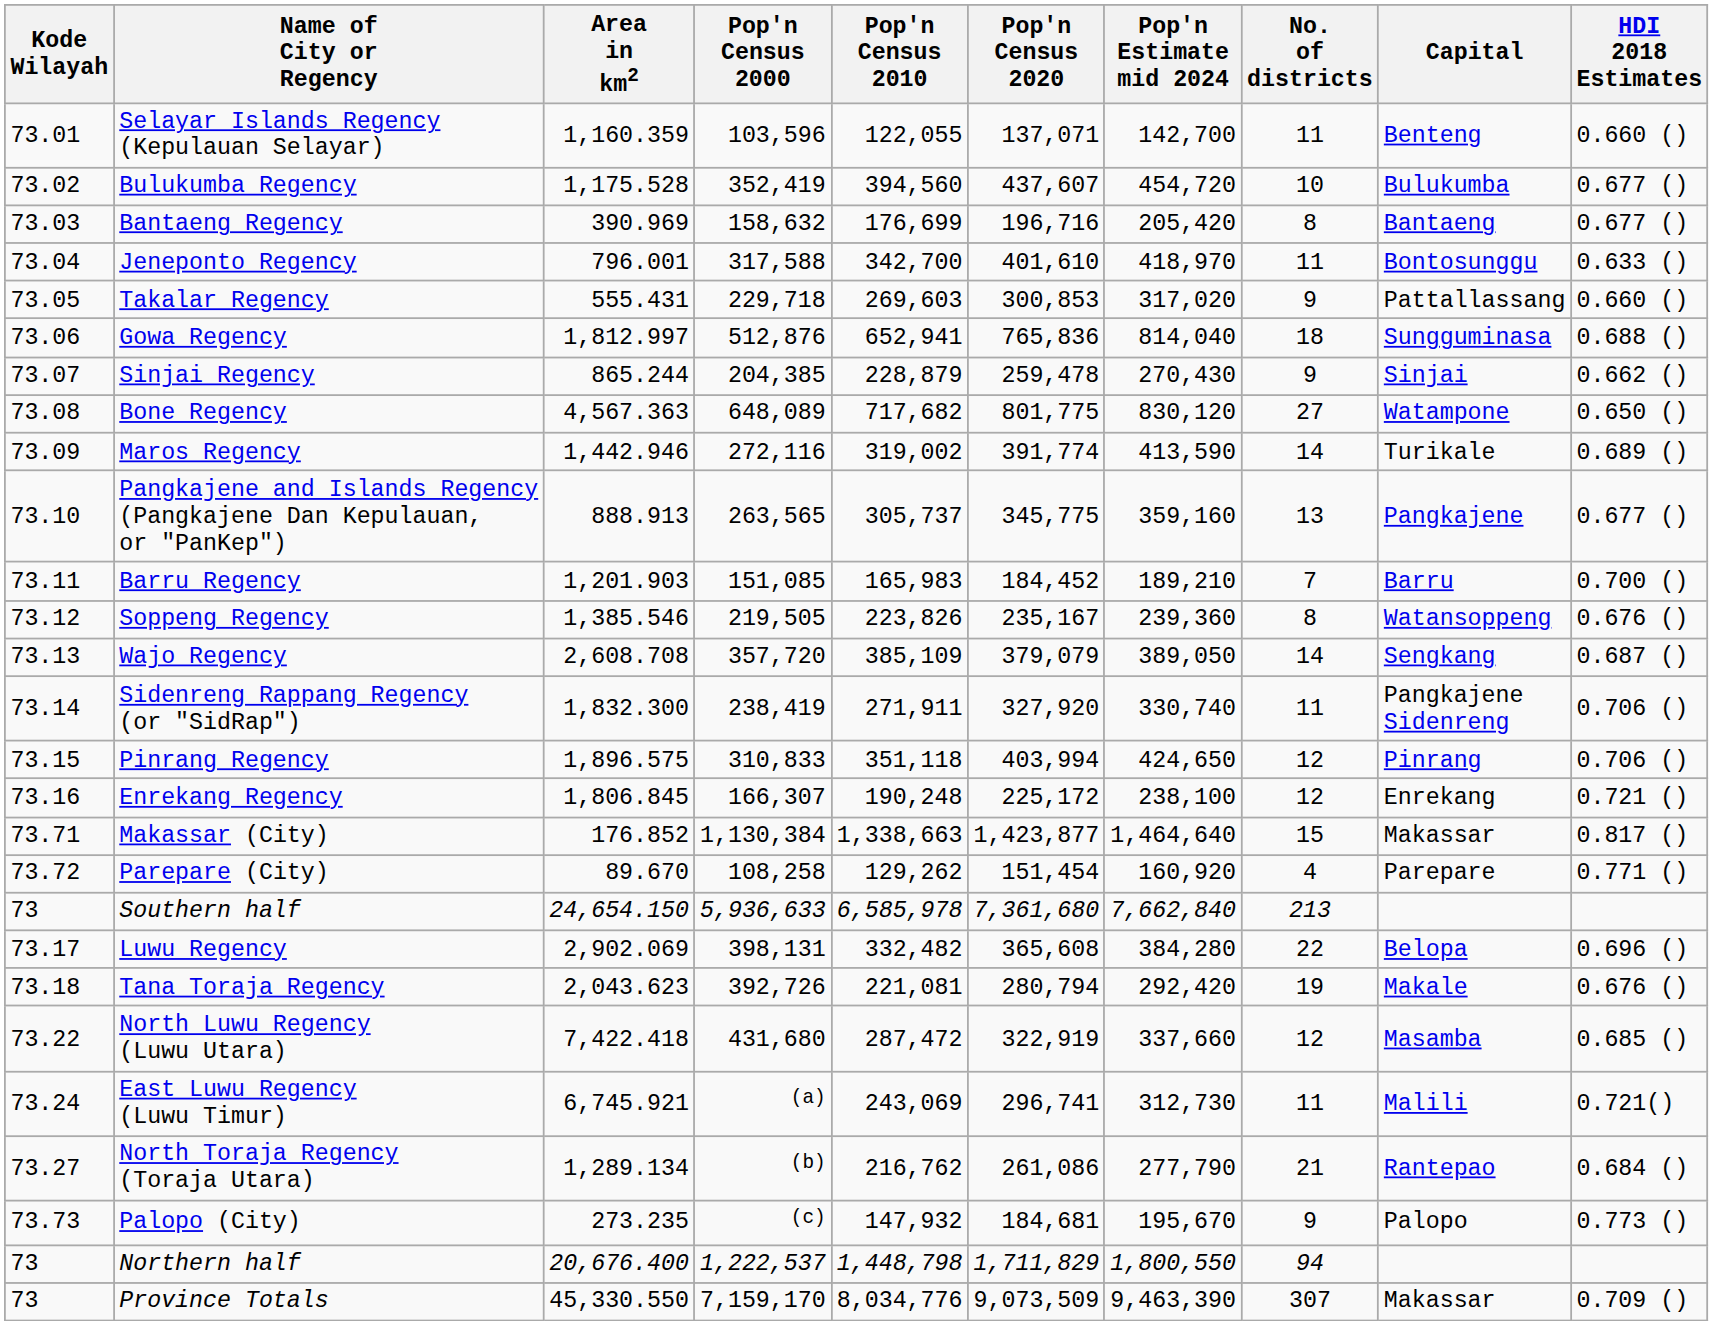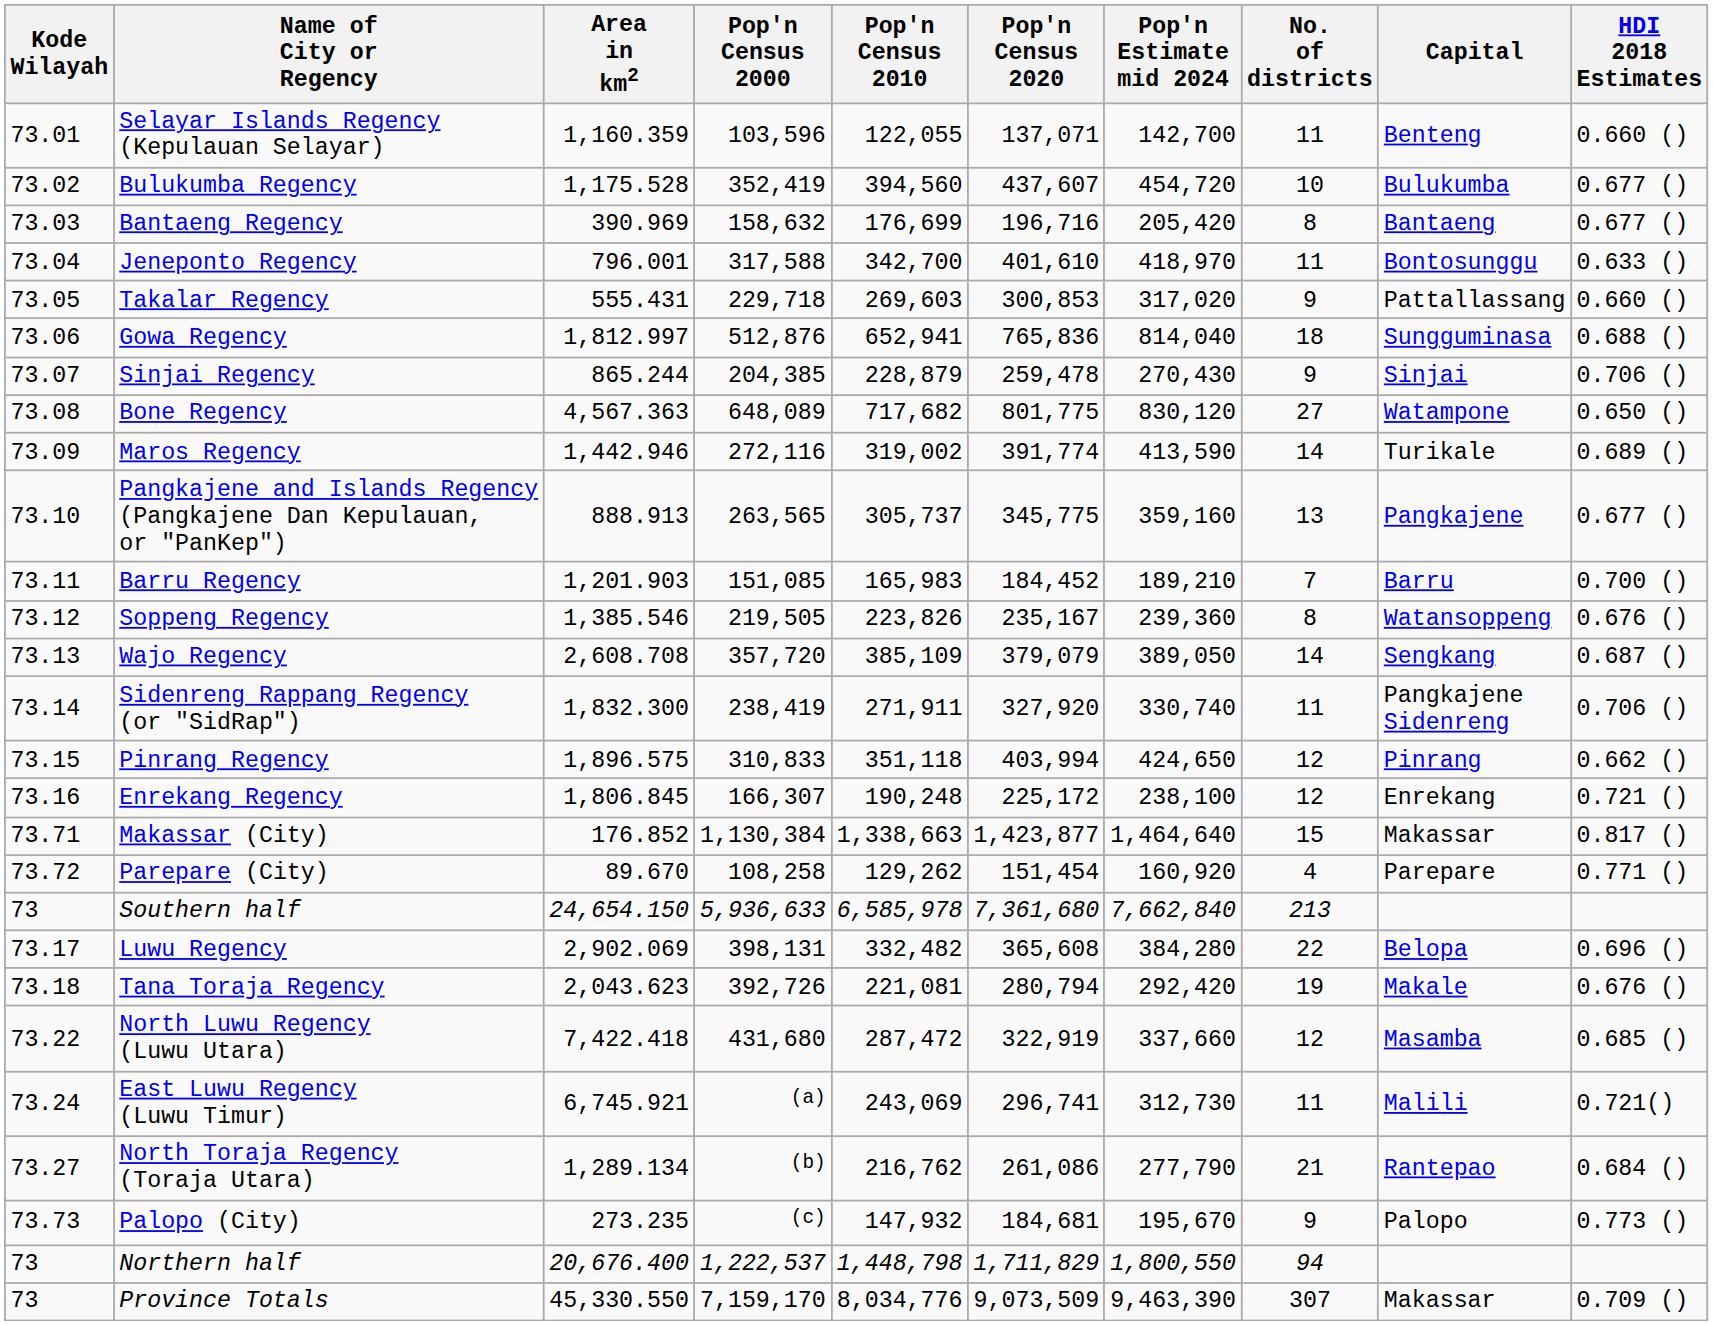(1632, 376) 0.662 () -> (1632, 376) 0.706 ()
(1632, 760) 0.706 () -> (1632, 760) 0.662 ()
